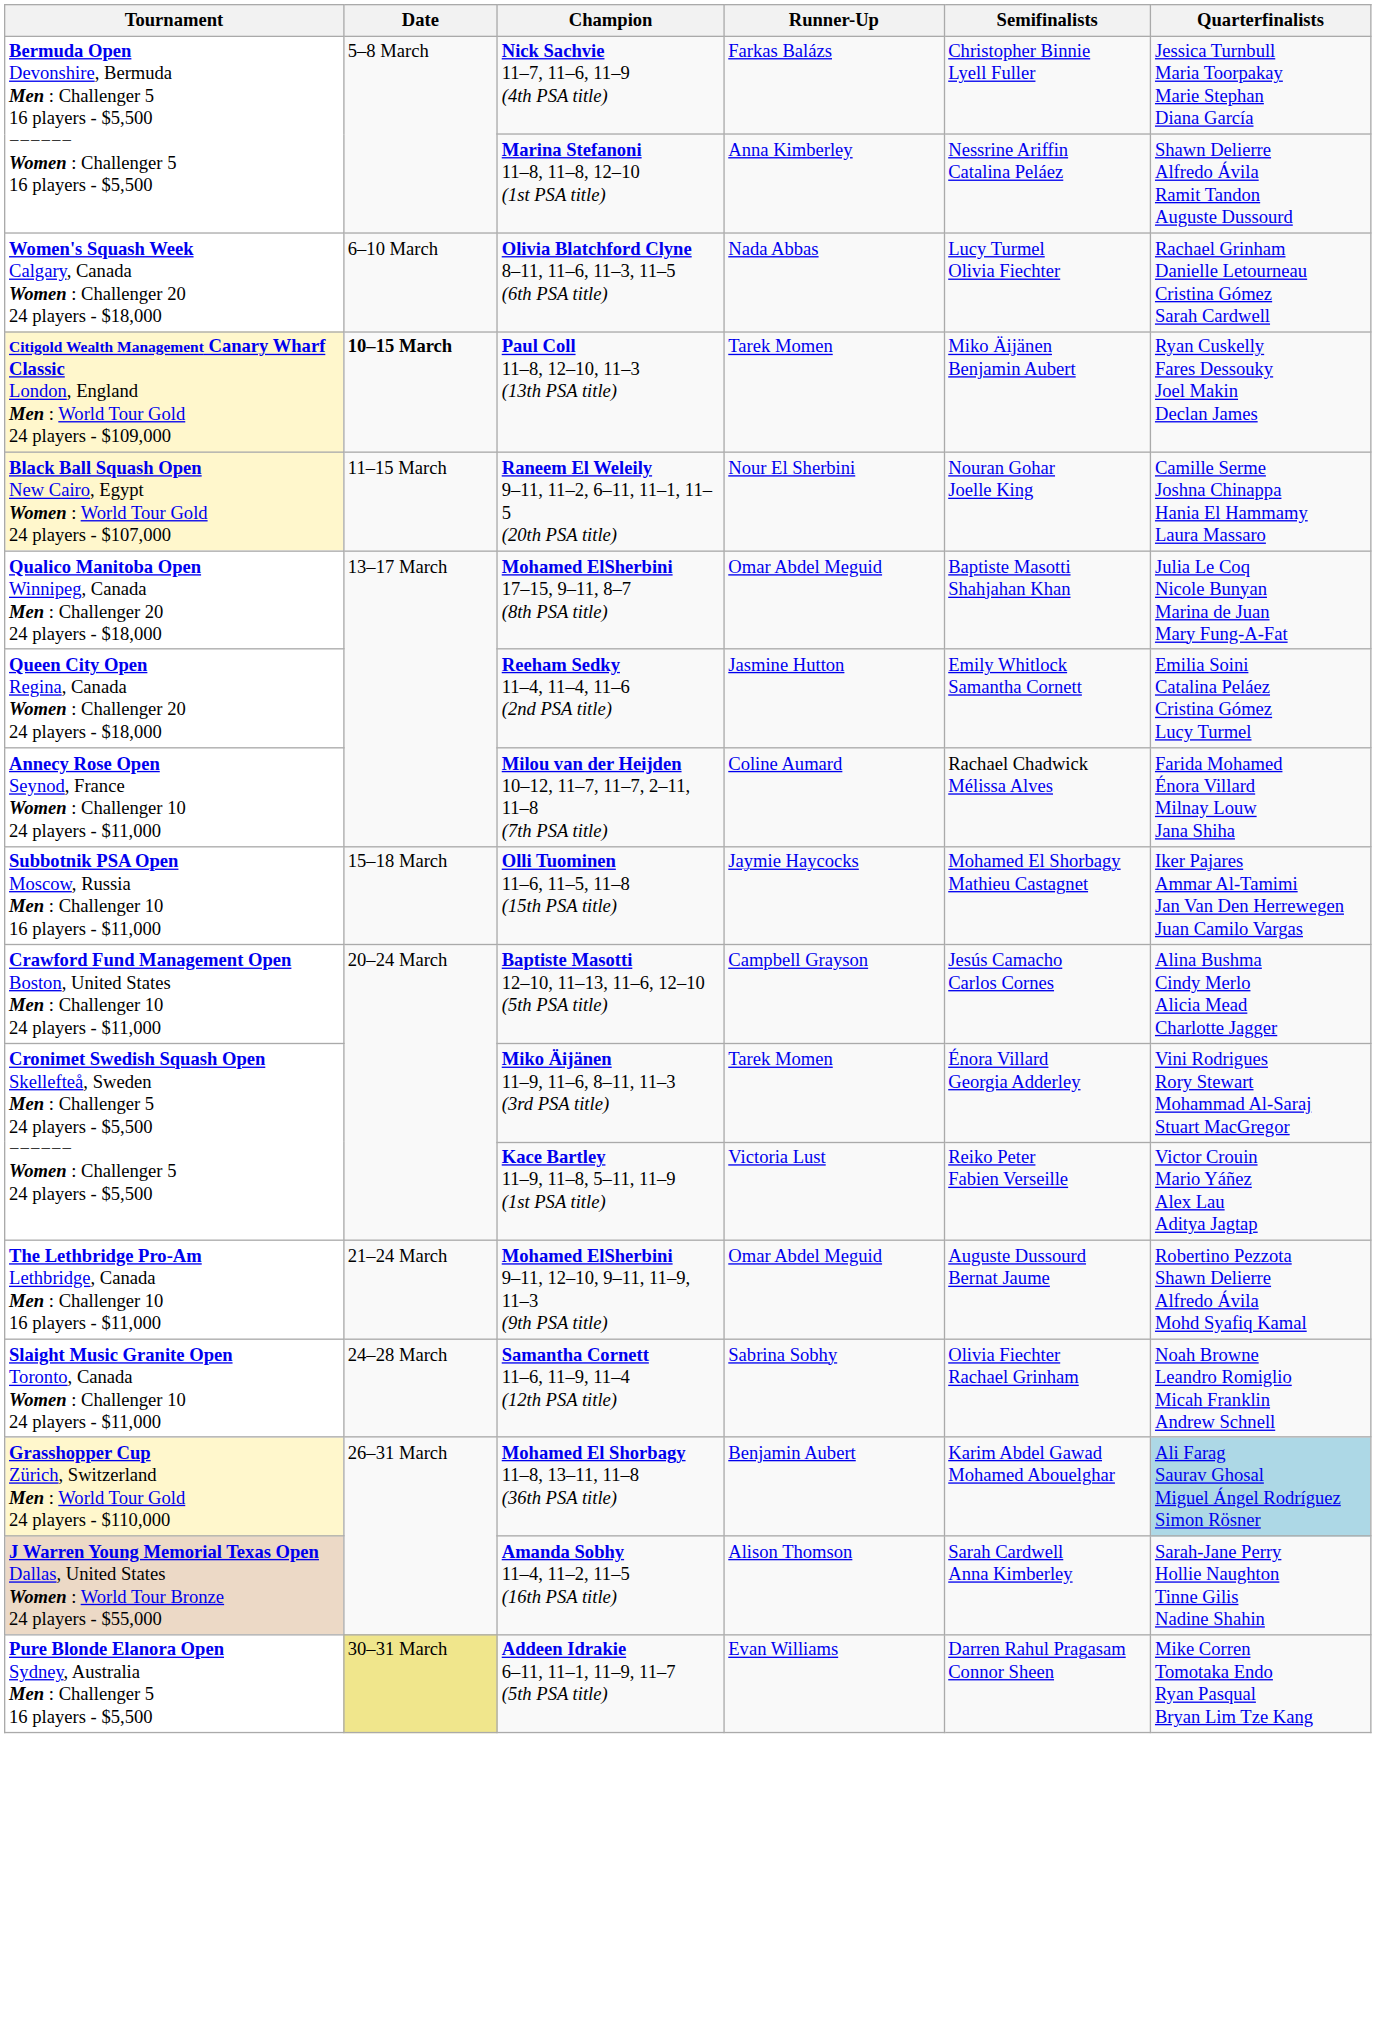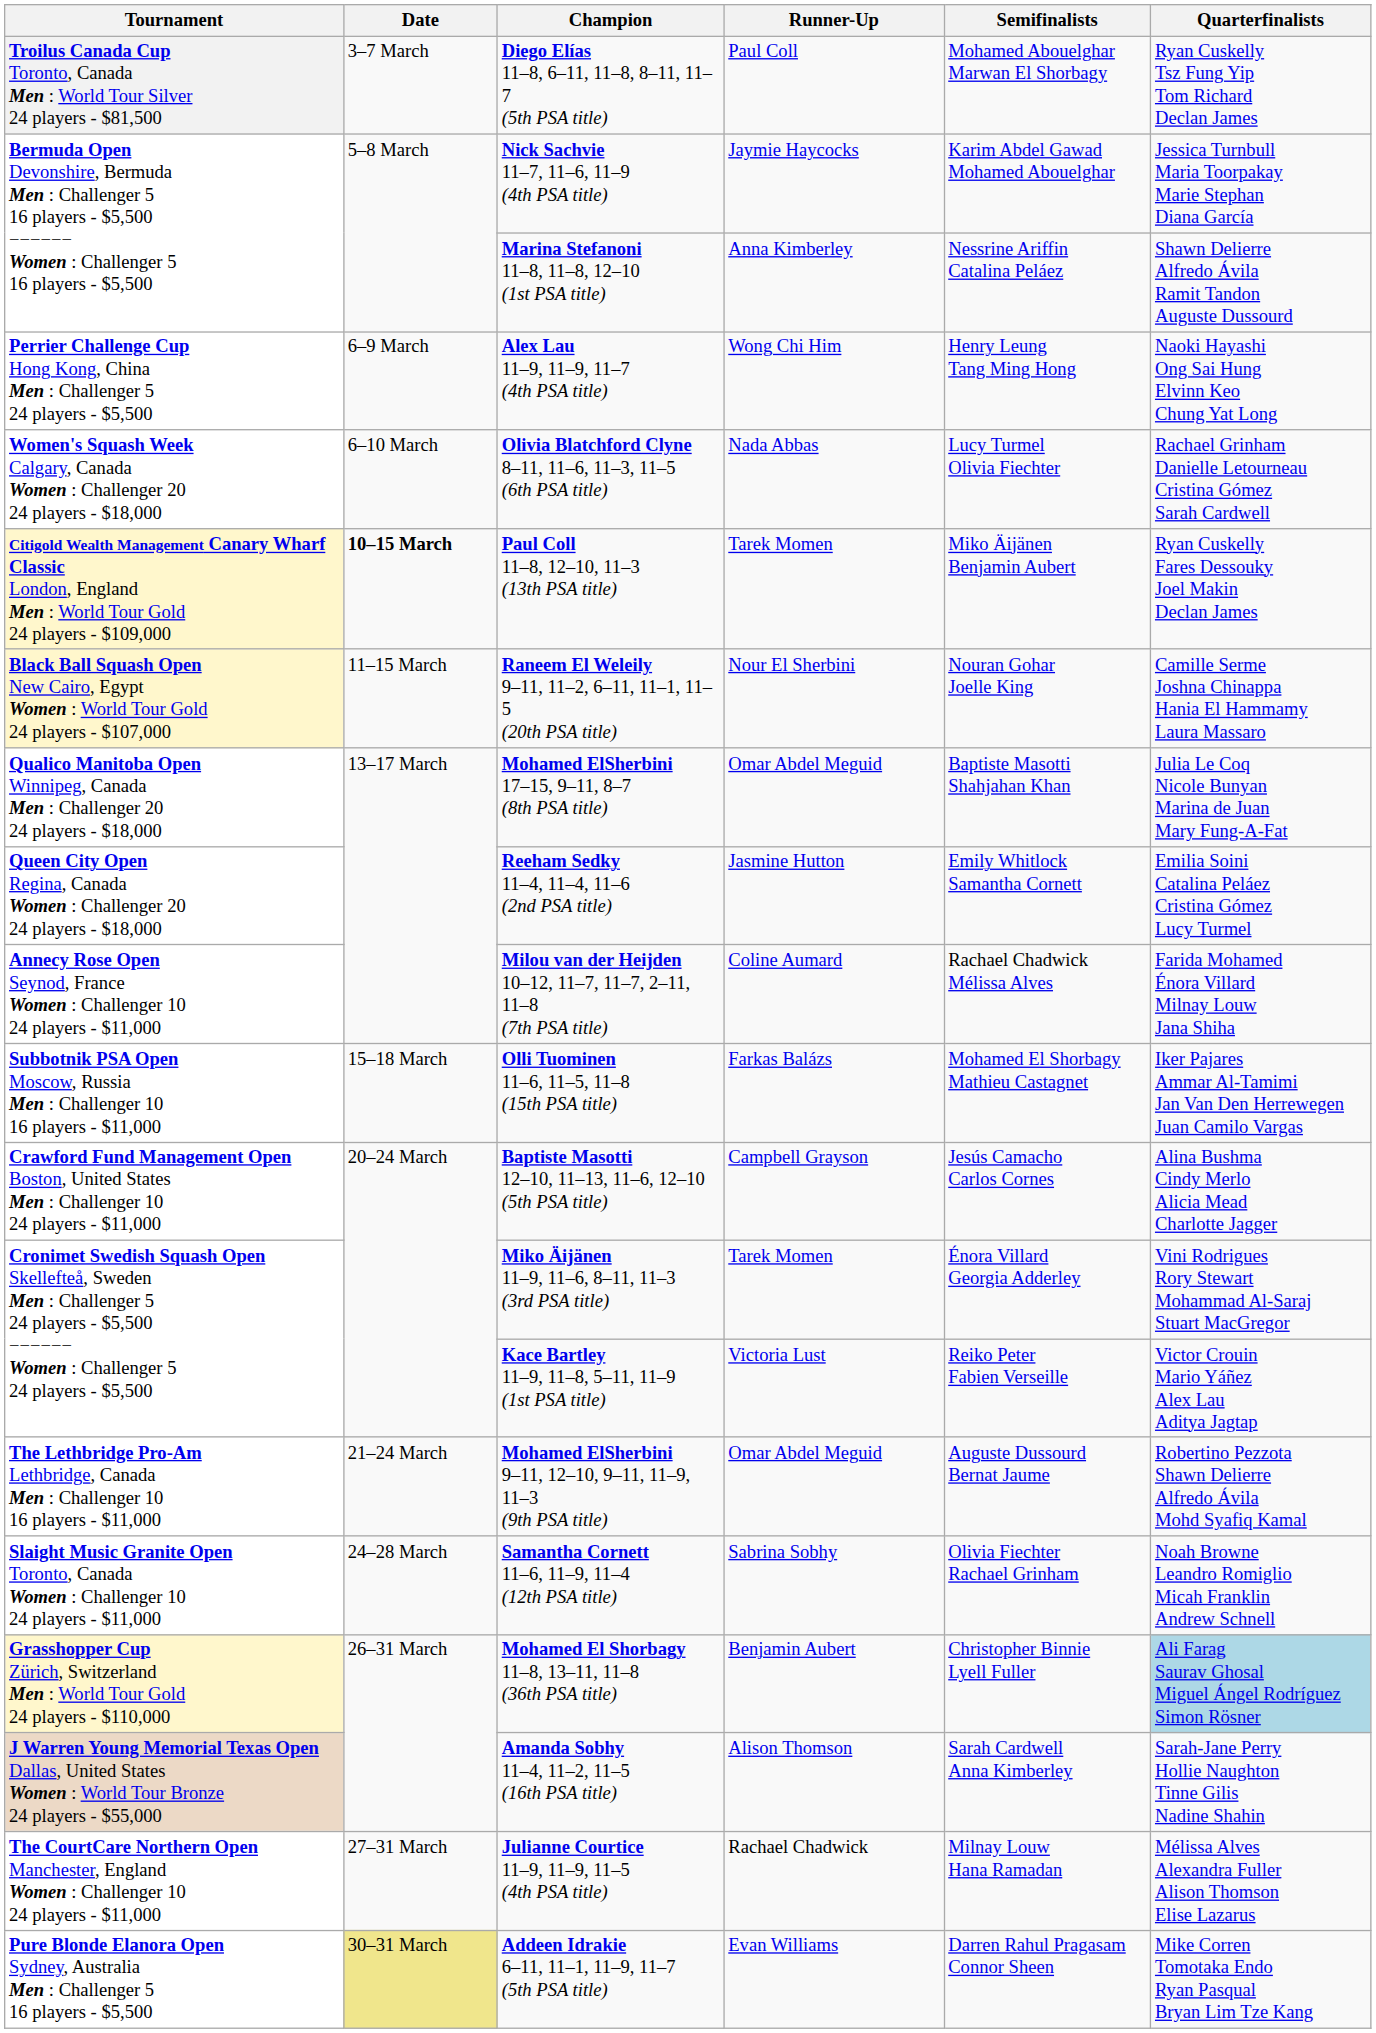+ row: (607, 85)
(780, 51) Farkas Balázs -> (794, 149) Jaymie Haycocks
(1019, 62) Christopher Binnie Lyell Fuller -> (1032, 161) Karim Abdel Gawad Mohamed Abouelghar
+ row: (566, 369)
(794, 861) Jaymie Haycocks -> (780, 1058) Farkas Balázs
(1032, 1464) Karim Abdel Gawad Mohamed Abouelghar -> (1019, 1661) Christopher Binnie Lyell Fuller
+ row: (573, 1869)
